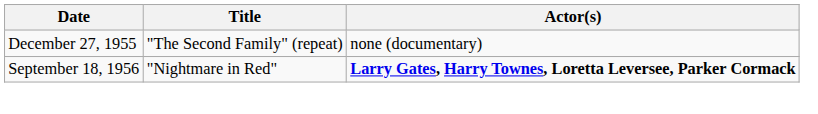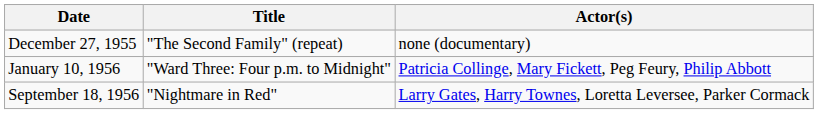+ row: (64, 69)
(573, 69) bold -> (604, 95) normal
